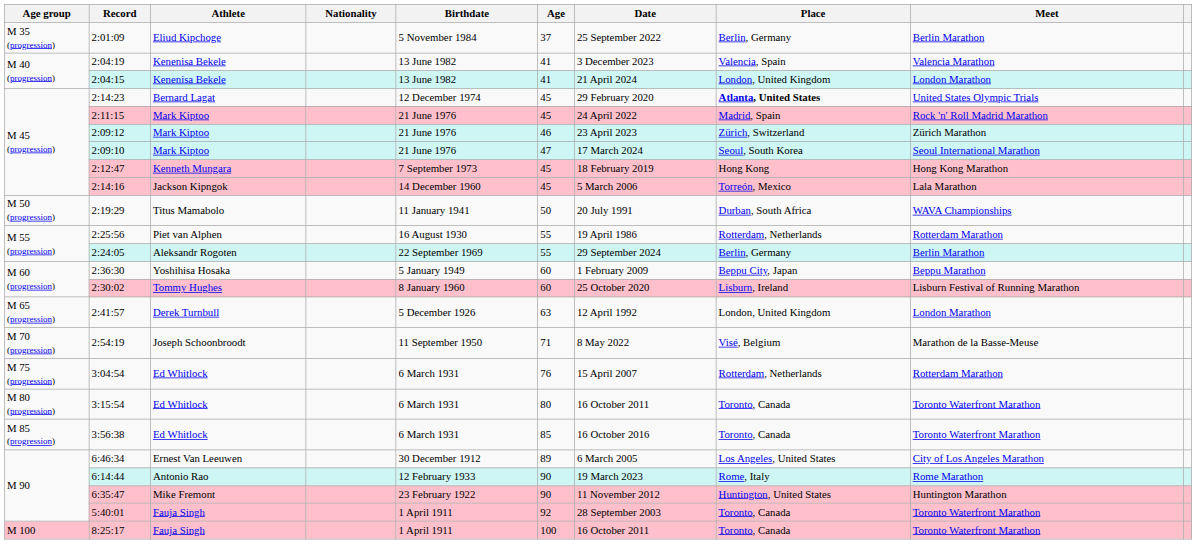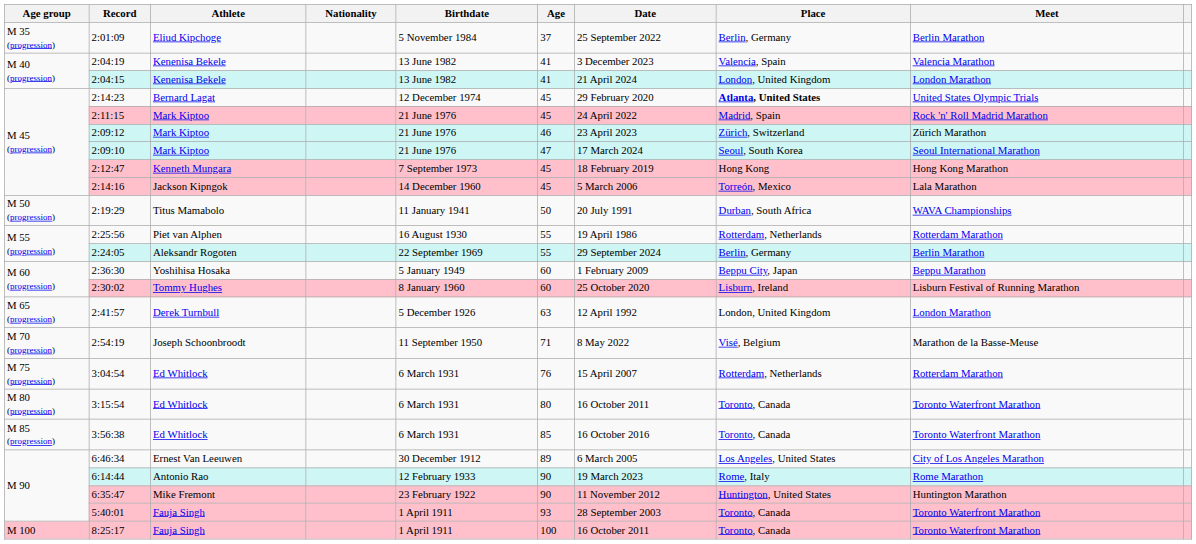(546, 512) 92 -> (546, 512) 93
